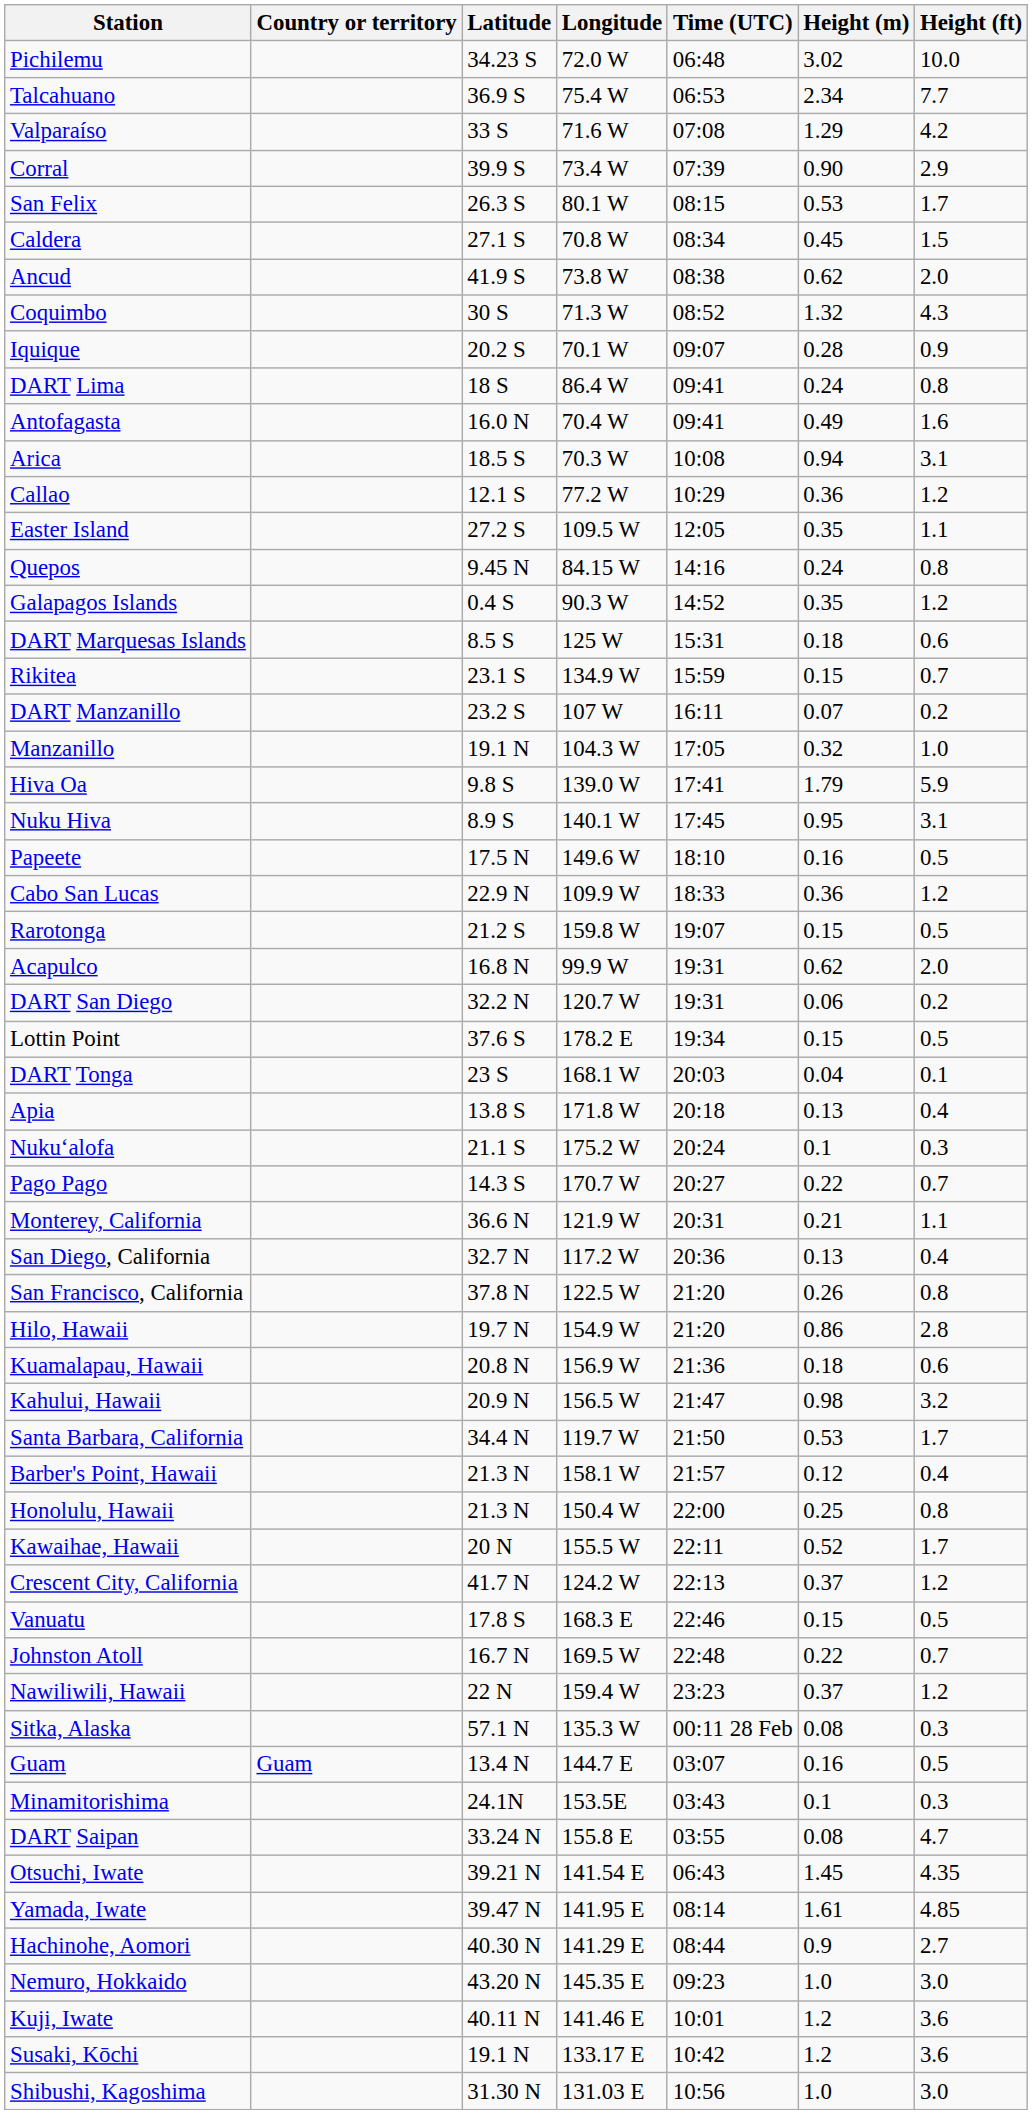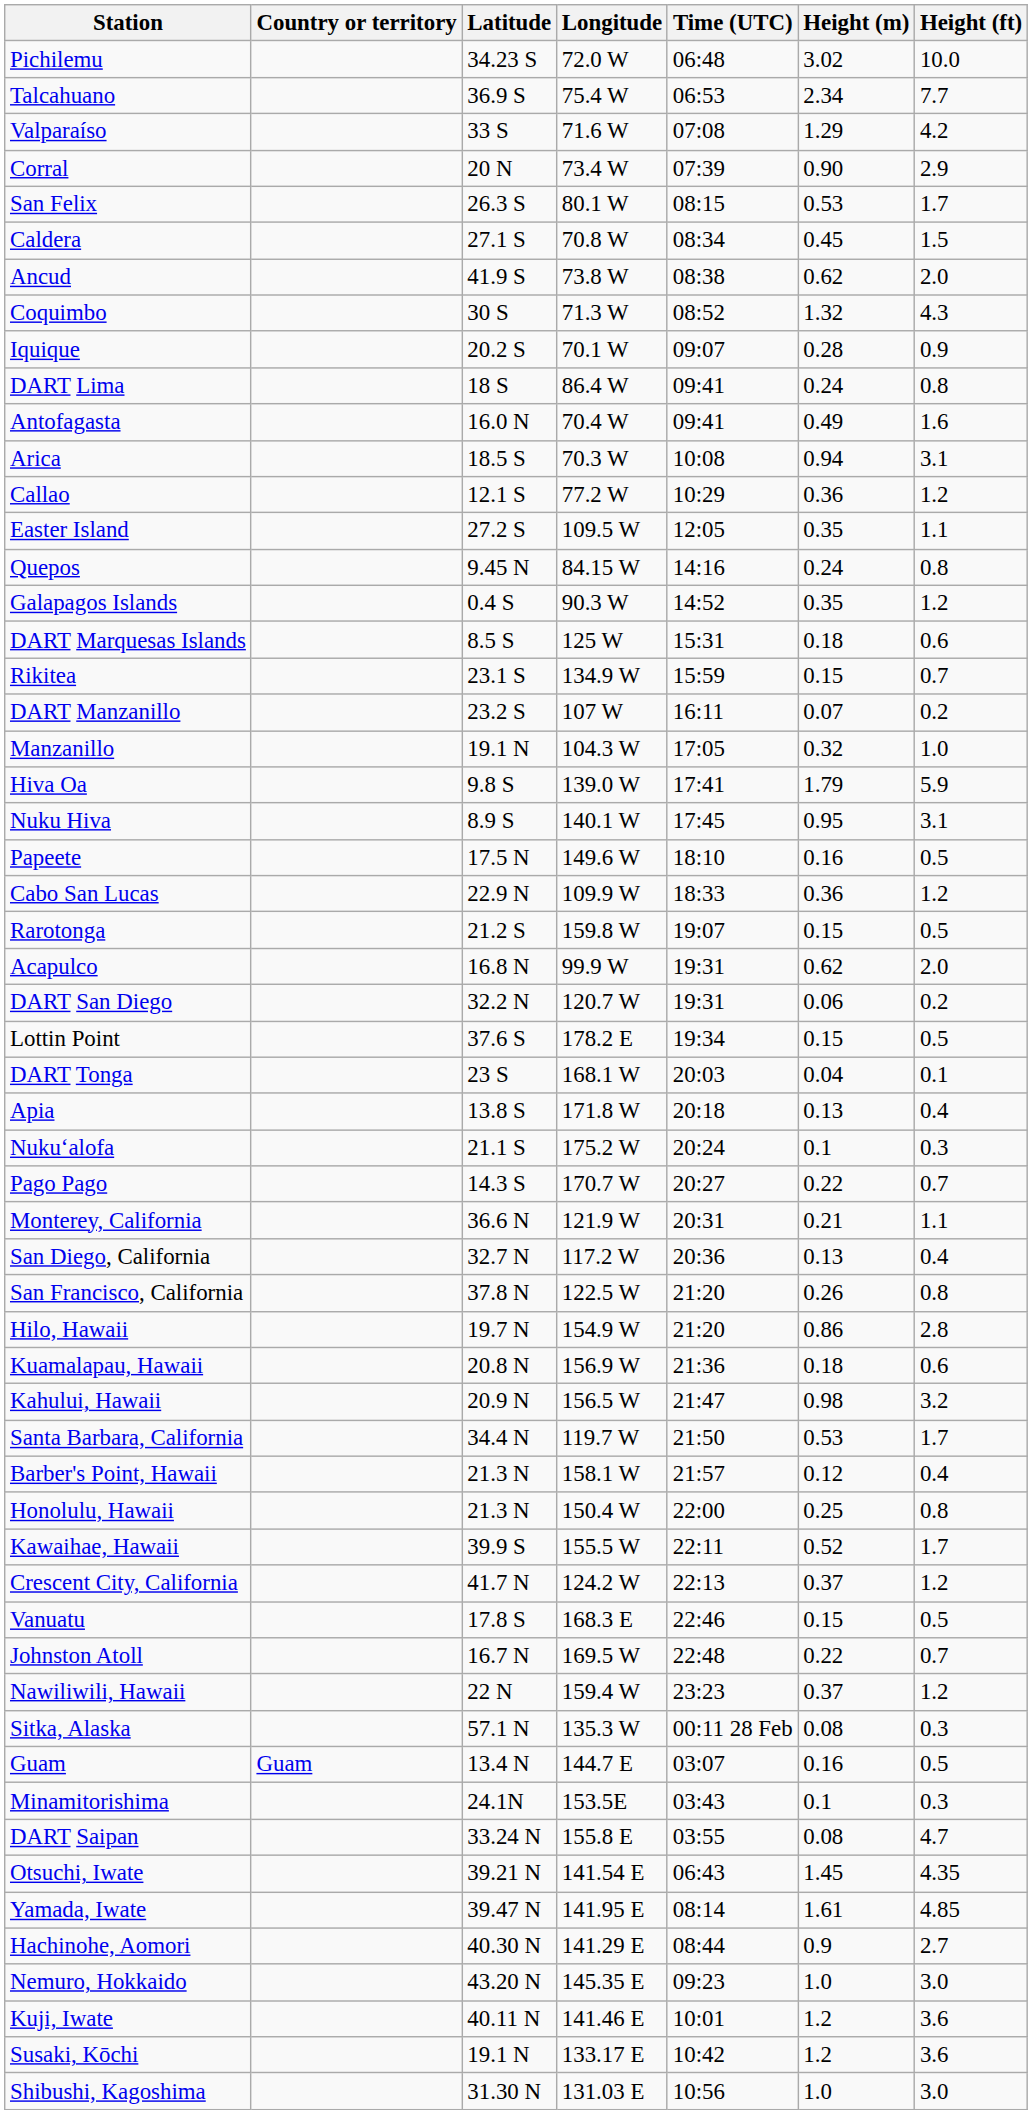(497, 167) 39.9 S -> (490, 167) 20 N
(490, 1546) 20 N -> (497, 1546) 39.9 S
